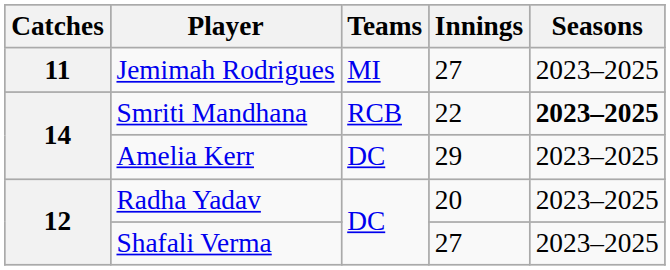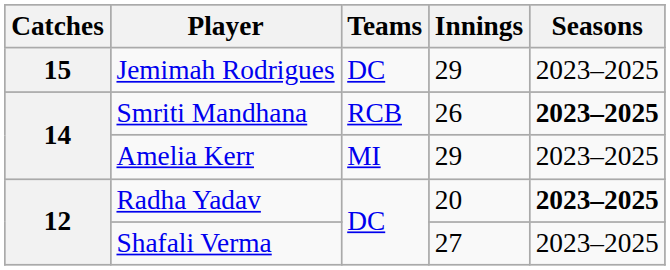(58, 69) 11 -> (58, 69) 15
(364, 69) MI -> (366, 69) DC
(448, 69) 27 -> (448, 69) 29
(448, 112) 22 -> (448, 112) 26
(366, 156) DC -> (364, 156) MI
(597, 199) normal -> (597, 199) bold
